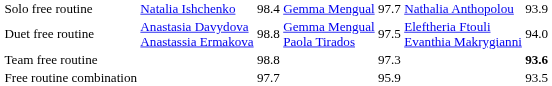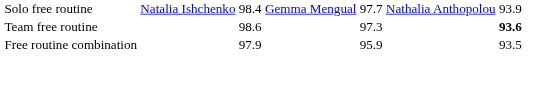- row: (49, 34)
(268, 59) 98.8 -> (250, 26) 98.6
(268, 77) 97.7 -> (250, 45) 97.9
